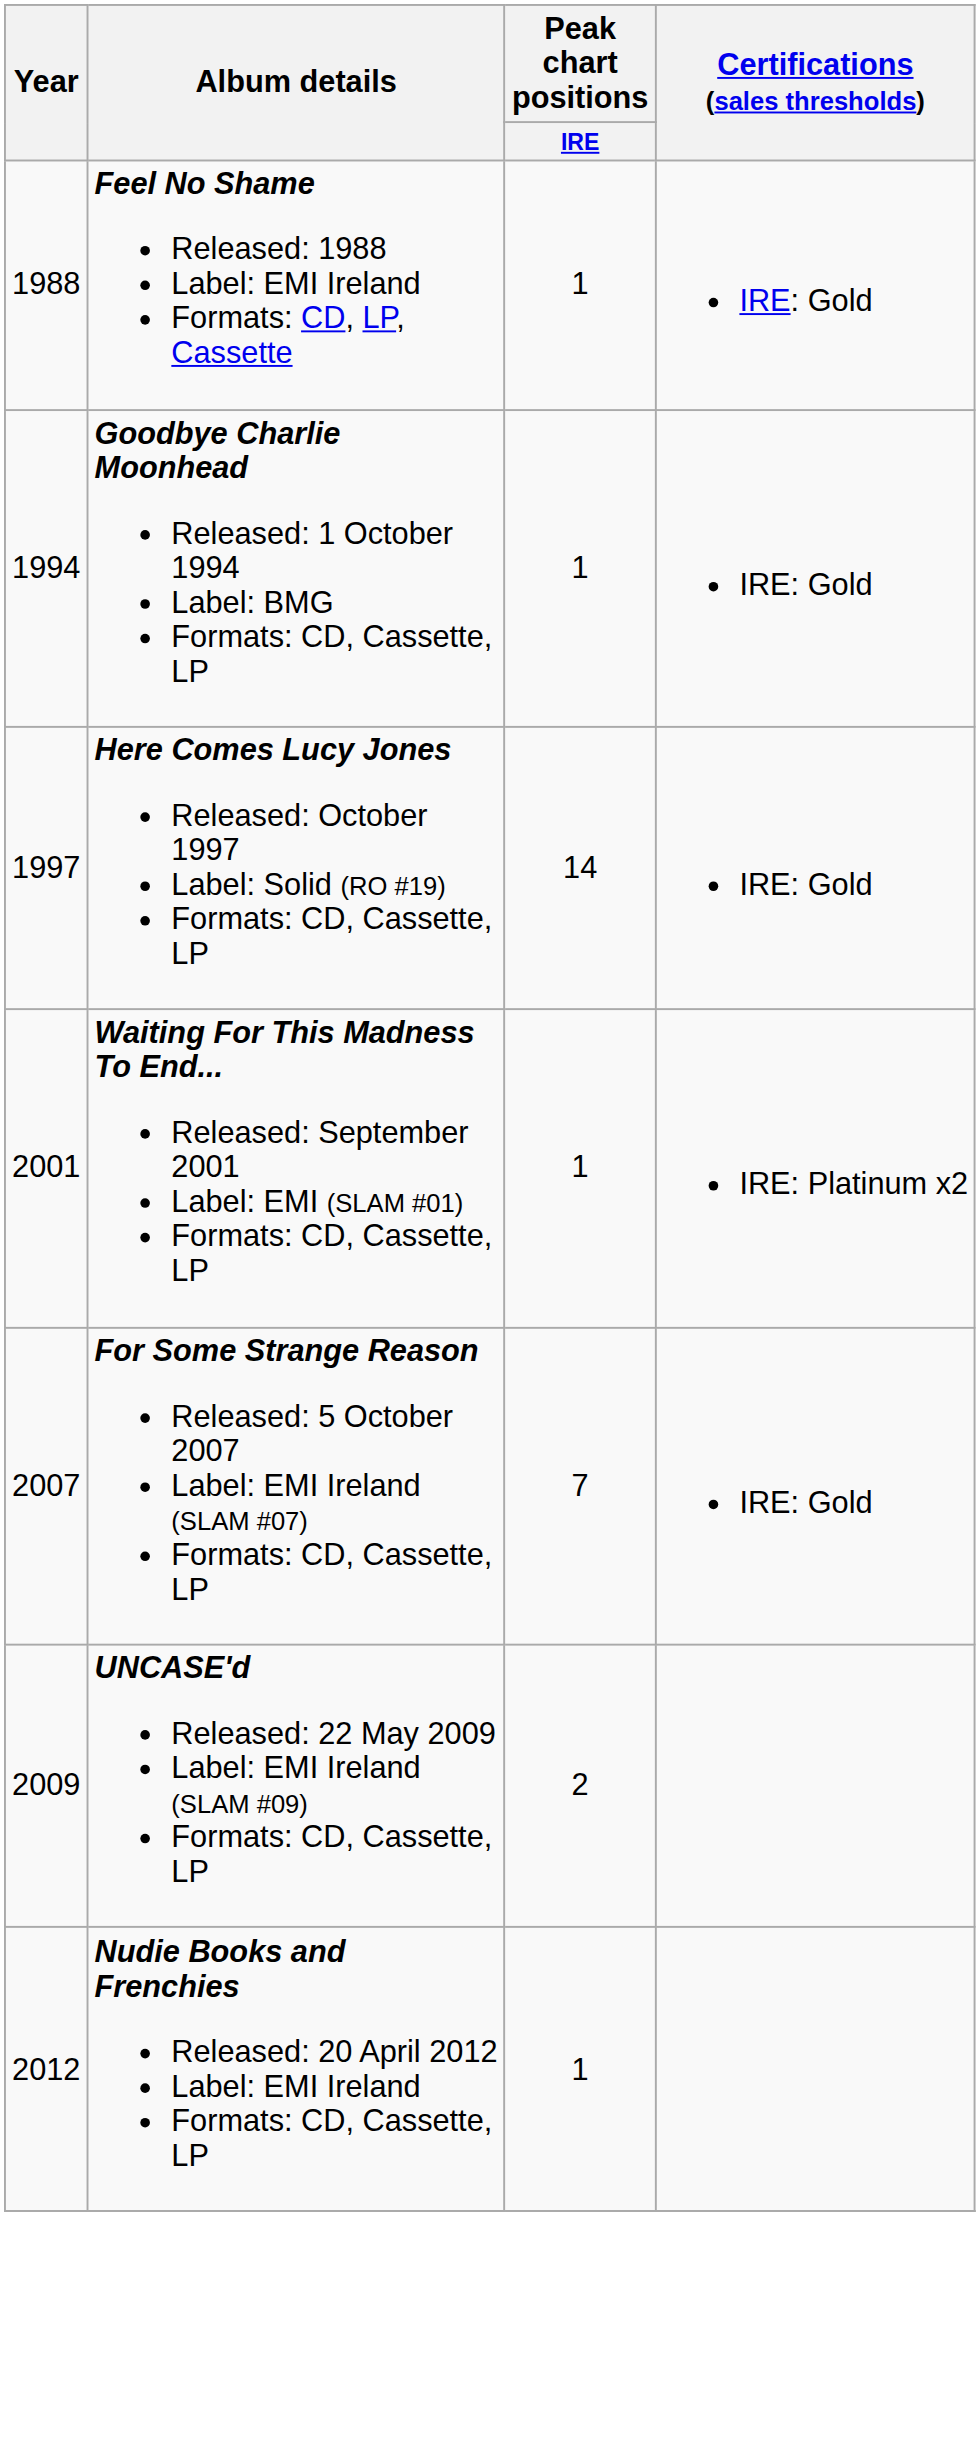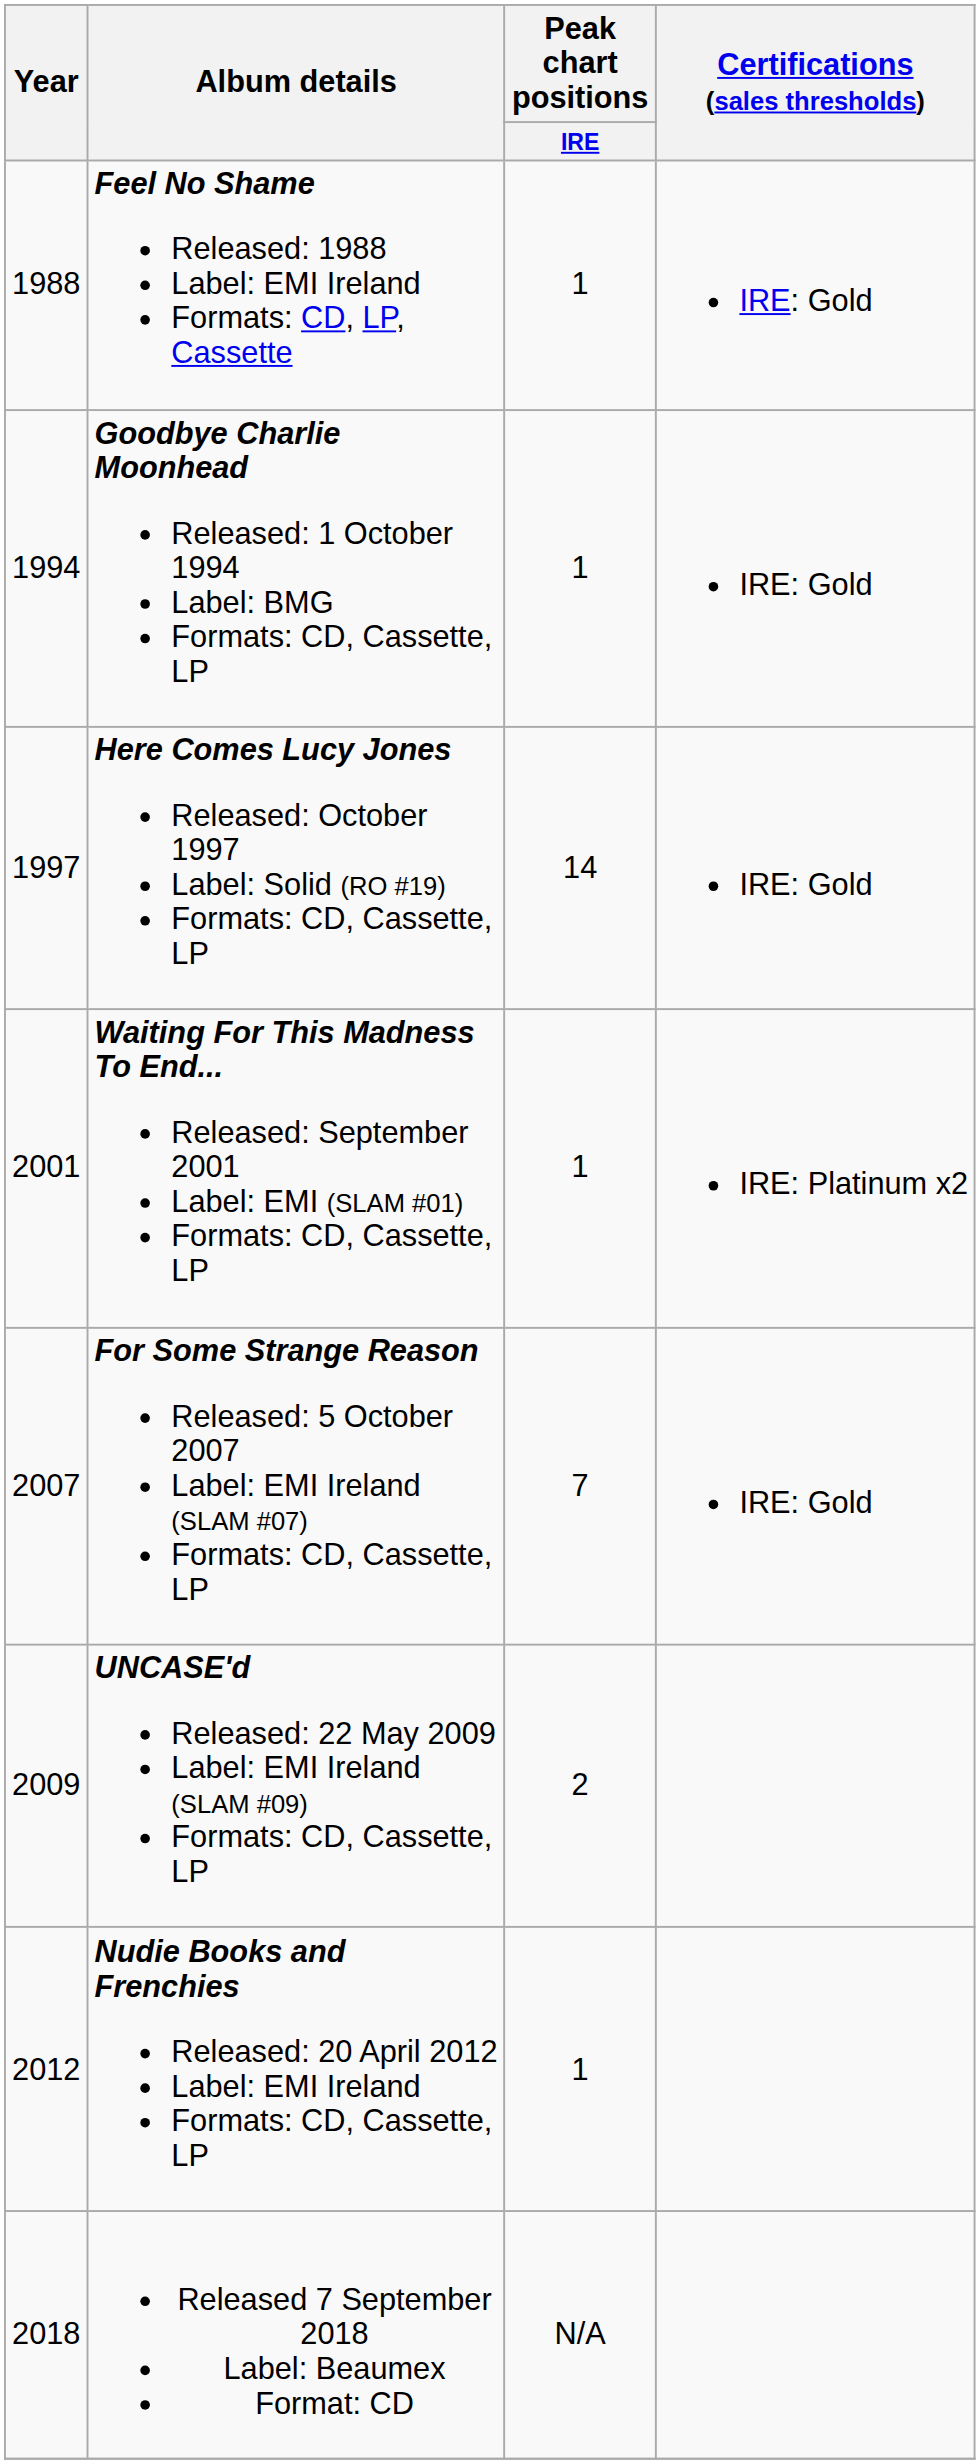+ row: (296, 2352)
